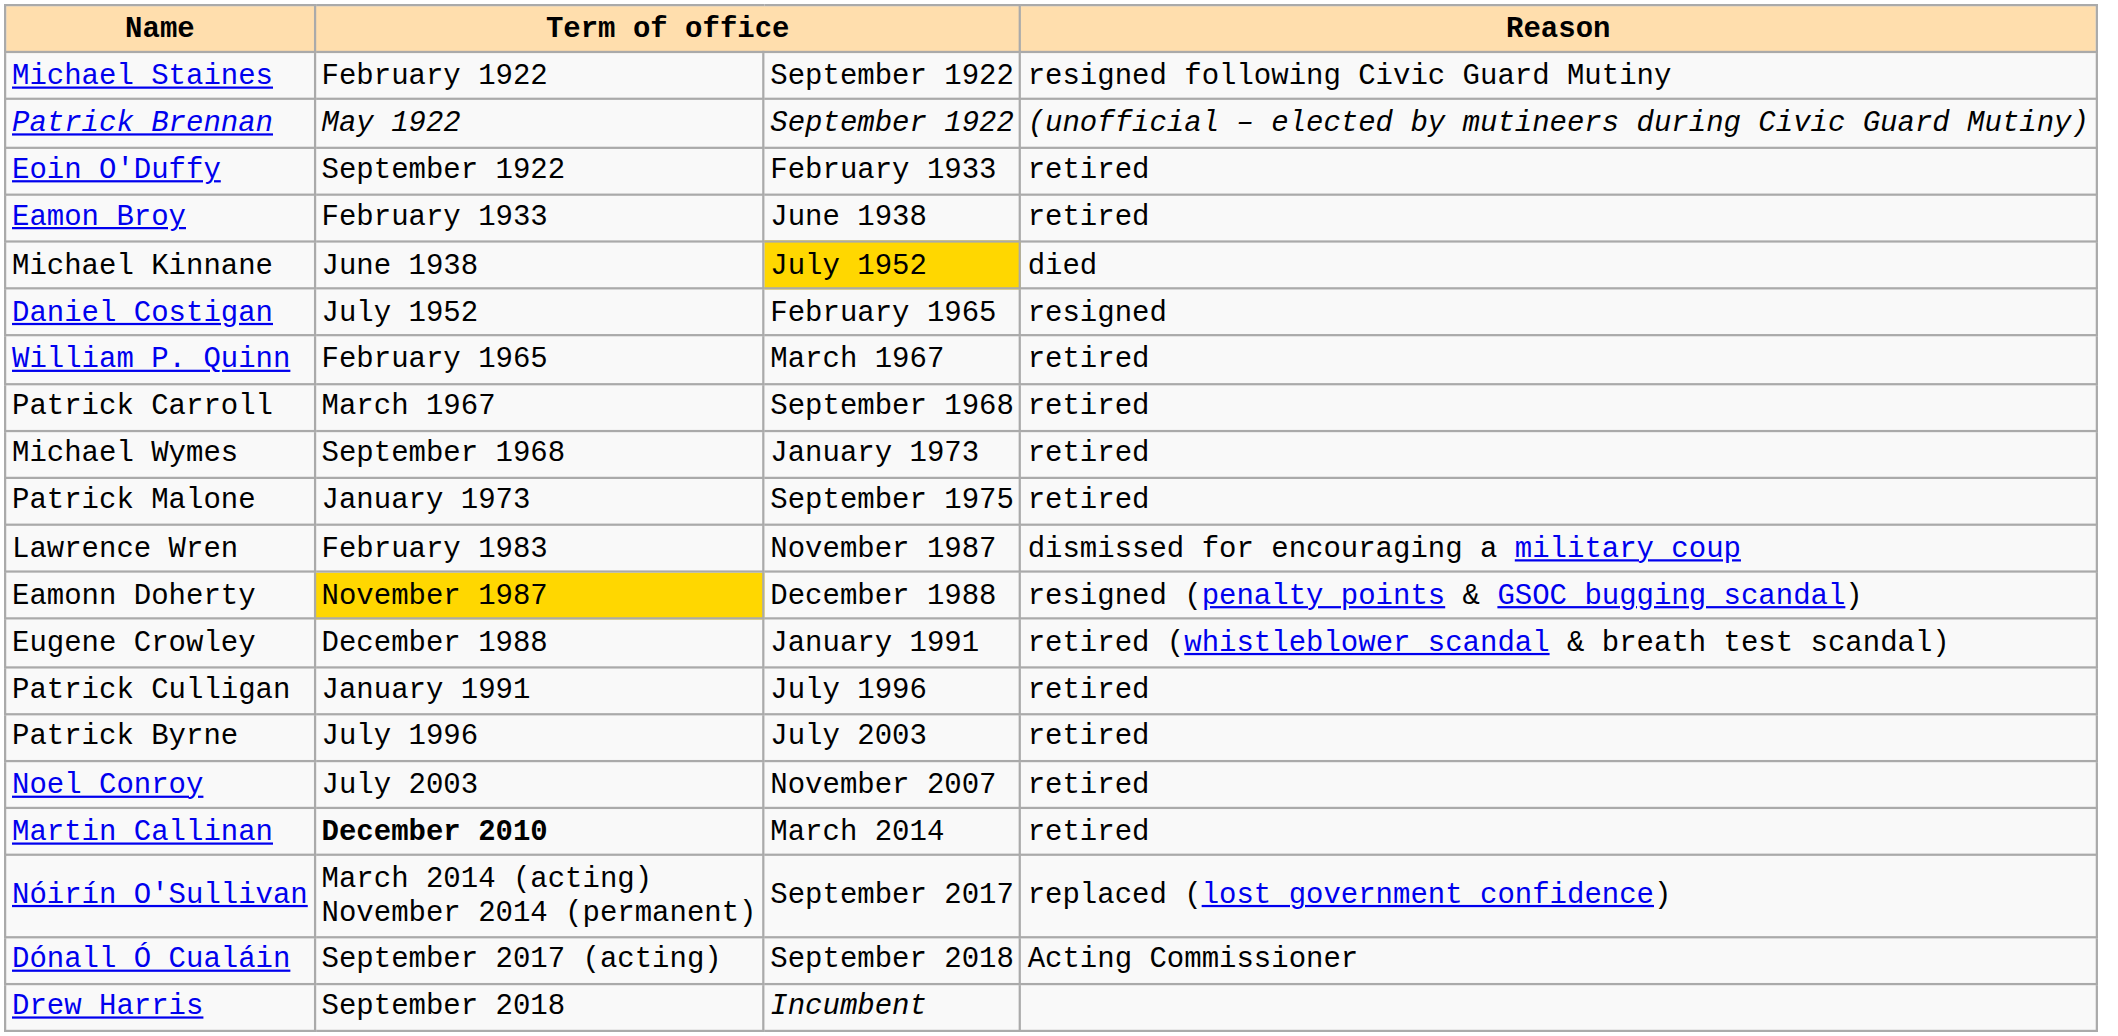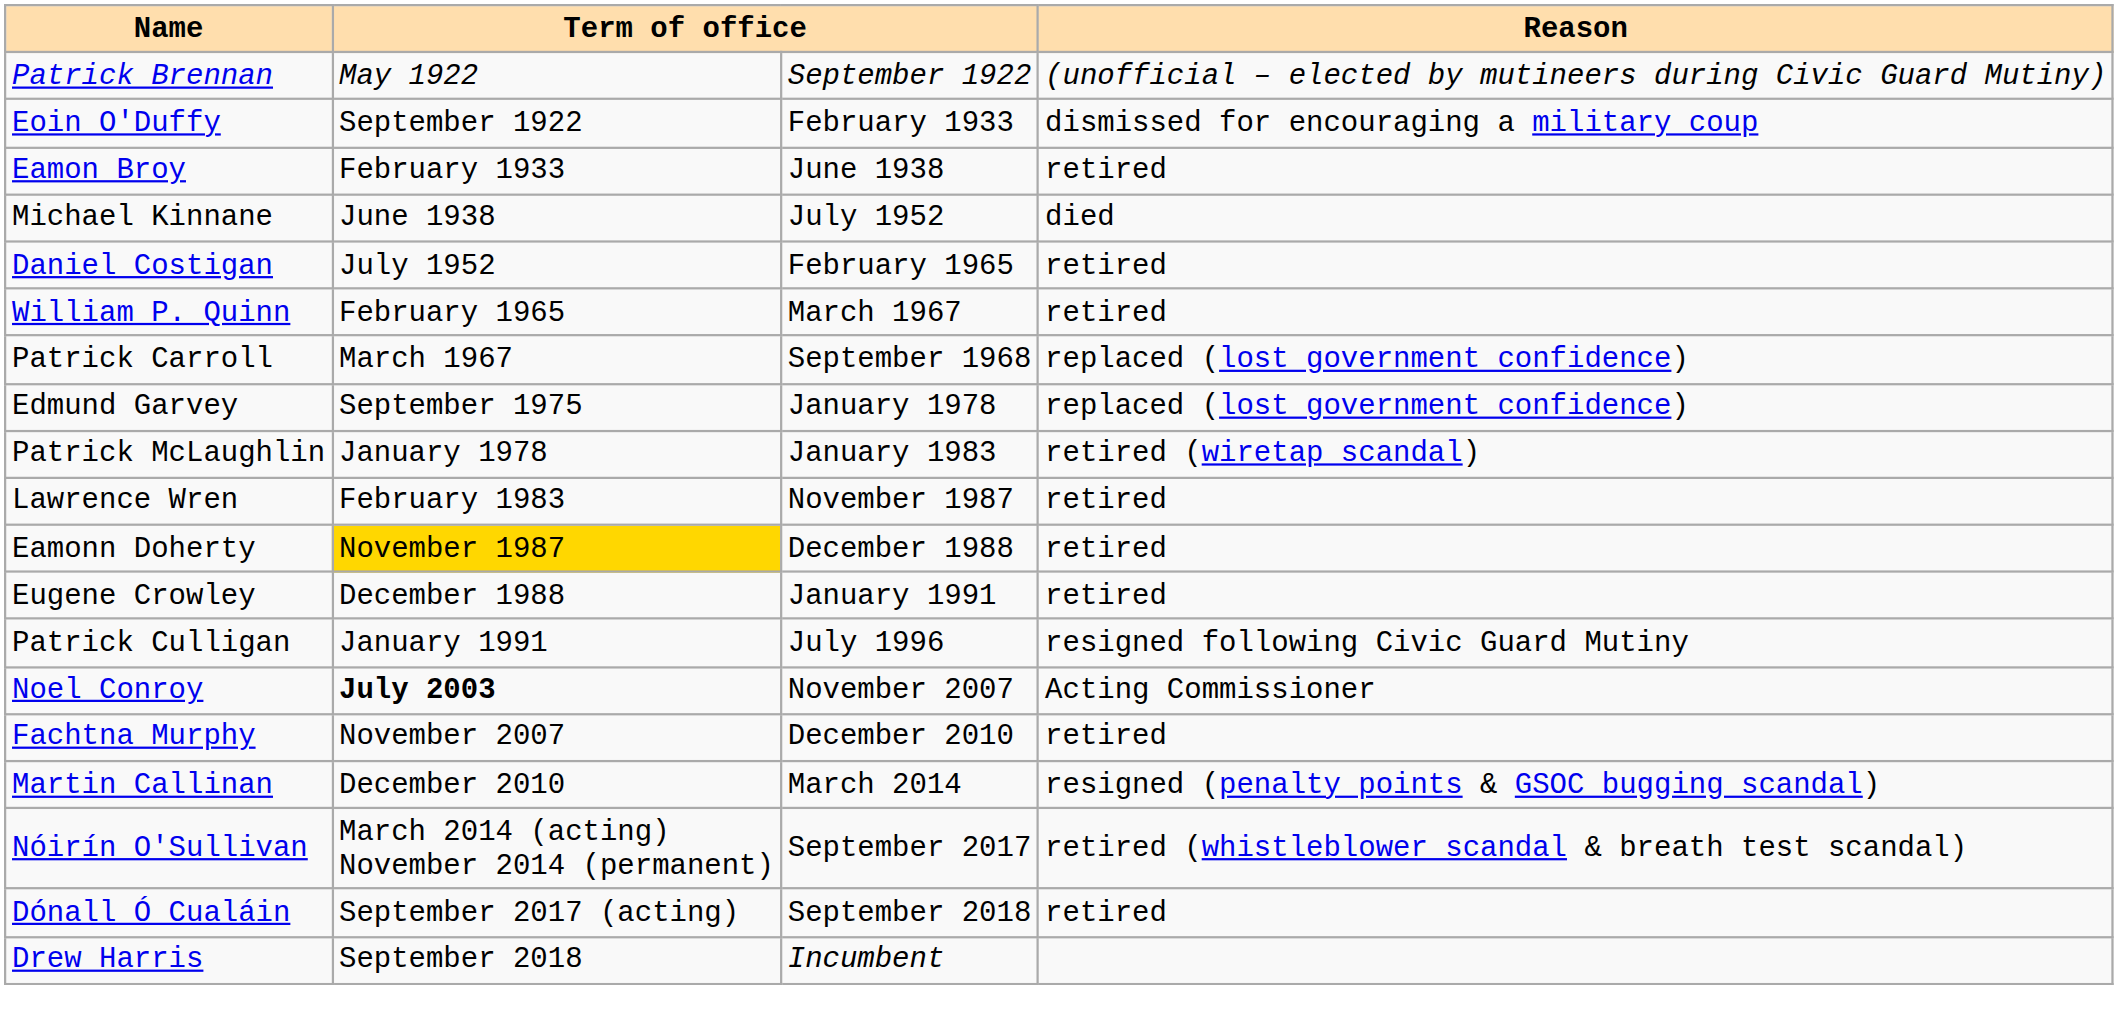- row: (143, 76)
(1089, 170) retired -> (1402, 123) dismissed for encouraging a military coup
(849, 265) gold background -> (866, 218) no background
(1097, 312) resigned -> (1106, 265) retired
(1089, 407) retired -> (1367, 359) replaced (lost government confidence)
- row: (125, 454)
- row: (134, 501)
+ row: (125, 407)
+ row: (169, 454)
(1384, 548) dismissed for encouraging a military coup -> (1106, 501) retired
(1445, 596) resigned (penalty points & GSOC bugging scandal) -> (1106, 548) retired
(1489, 643) retired (whistleblower scandal & breath test scandal) -> (1106, 596) retired
(1089, 690) retired -> (1367, 643) resigned following Civic Guard Mutiny
- row: (125, 737)
(400, 785) normal -> (417, 690) bold
(1089, 785) retired -> (1210, 690) Acting Commissioner
+ row: (134, 737)
(435, 832) bold -> (452, 785) normal
(1089, 832) retired -> (1463, 785) resigned (penalty points & GSOC bugging scandal)
(1350, 896) replaced (lost government confidence) -> (1506, 849) retired (whistleblower scandal & breath test scandal)
(1193, 960) Acting Commissioner -> (1106, 913) retired
